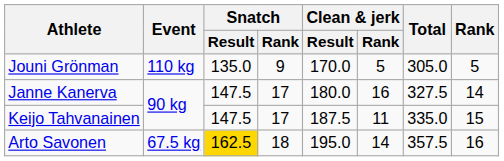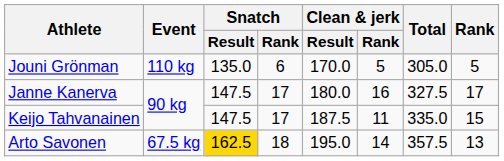(280, 67) 9 -> (280, 67) 6
(475, 93) 14 -> (475, 93) 17
(475, 144) 16 -> (475, 144) 13
